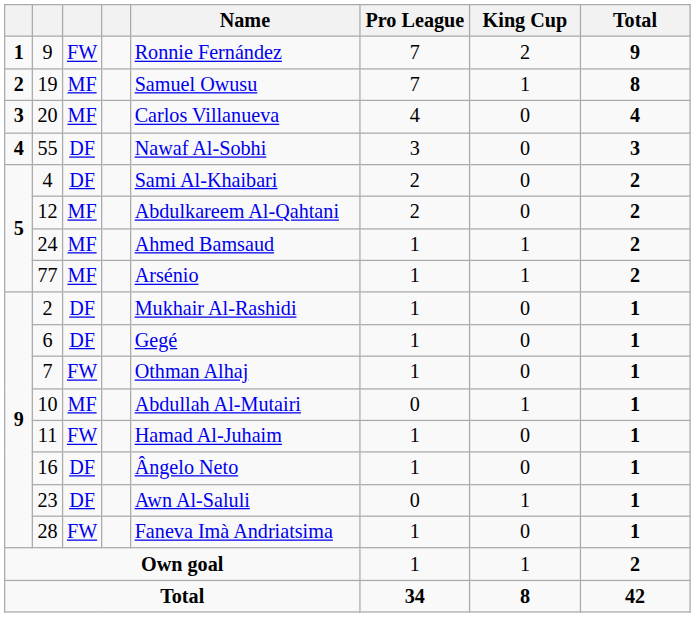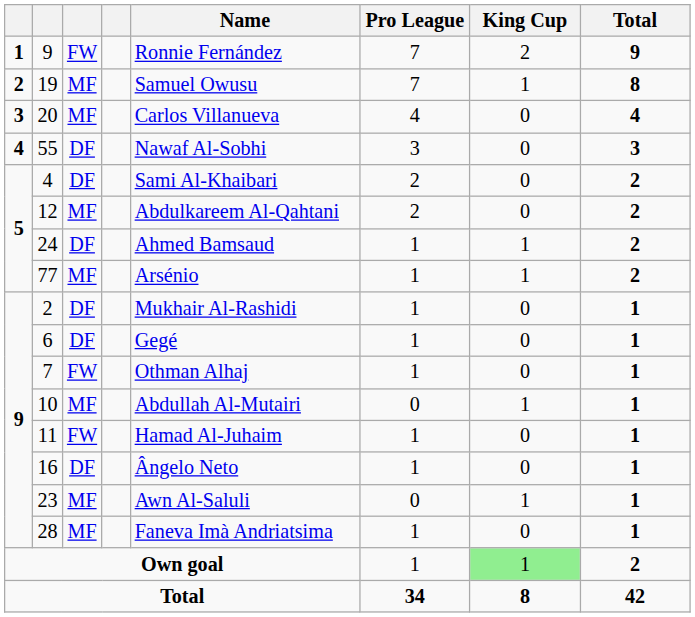(82, 244) MF -> (82, 244) DF
(82, 500) DF -> (82, 500) MF
(82, 532) FW -> (82, 532) MF
(525, 564) no background -> (525, 564) lightgreen background
